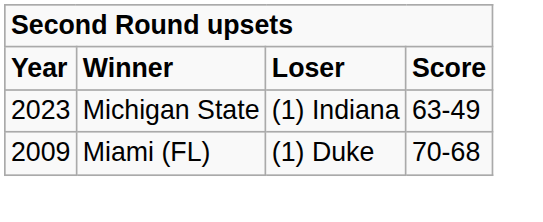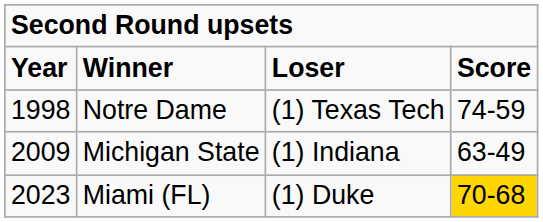+ row: (155, 110)
(41, 110) 2023 -> (41, 152) 2009
(41, 152) 2009 -> (41, 195) 2023
(446, 152) no background -> (491, 195) gold background
